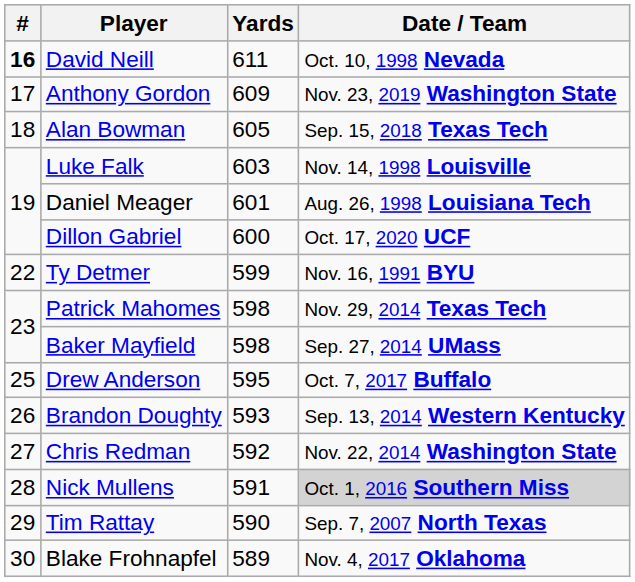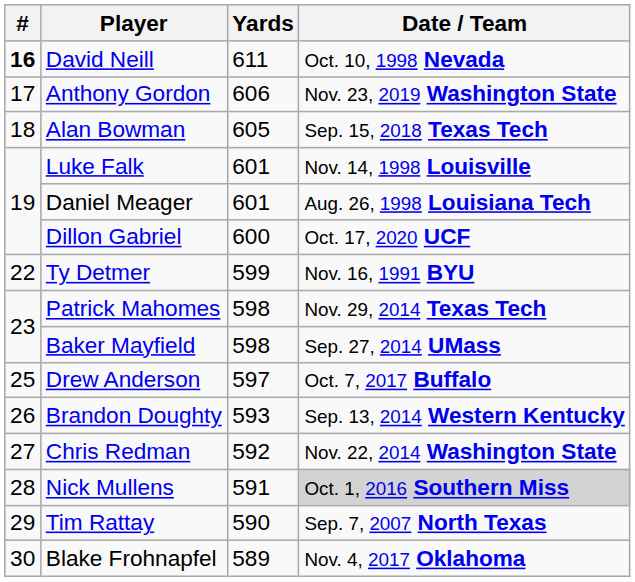(251, 94) 609 -> (251, 94) 606
(251, 166) 603 -> (251, 166) 601
(251, 380) 595 -> (251, 380) 597
